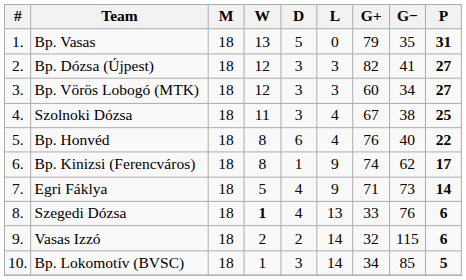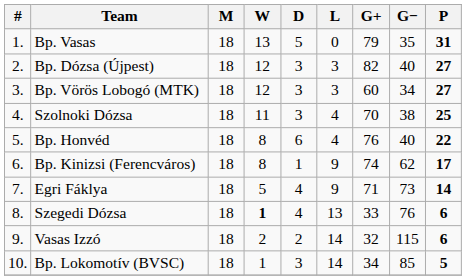(407, 66) 41 -> (407, 66) 40
(371, 115) 67 -> (371, 115) 70
